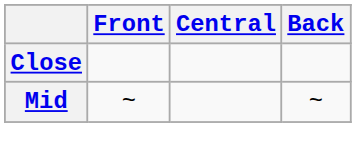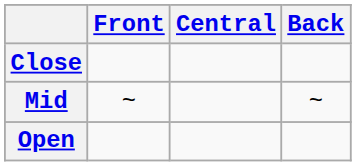+ row: (46, 141)
